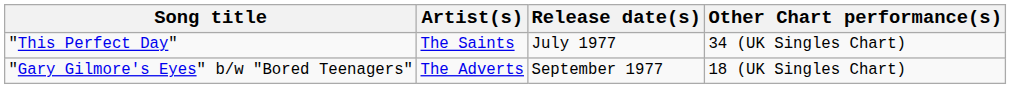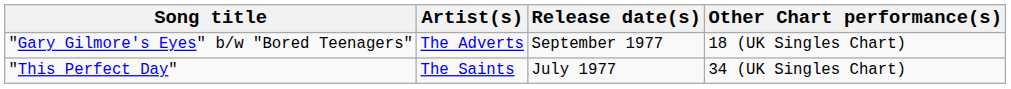rows swapped: (211, 71) <-> (93, 45)
